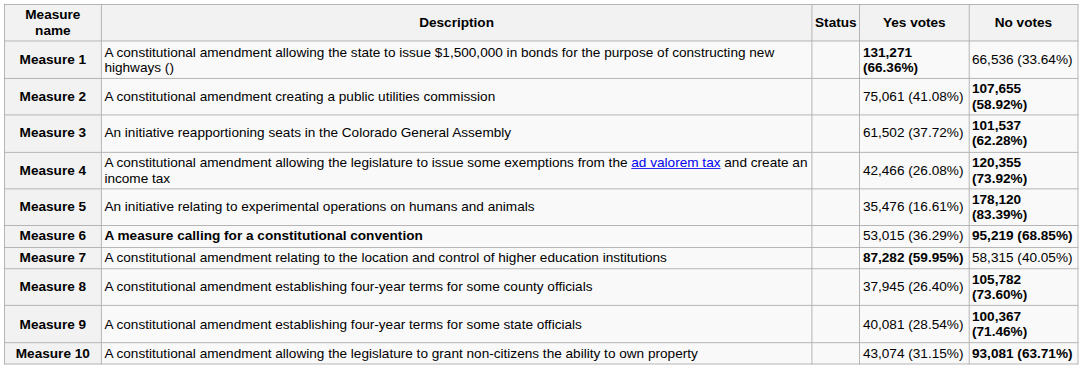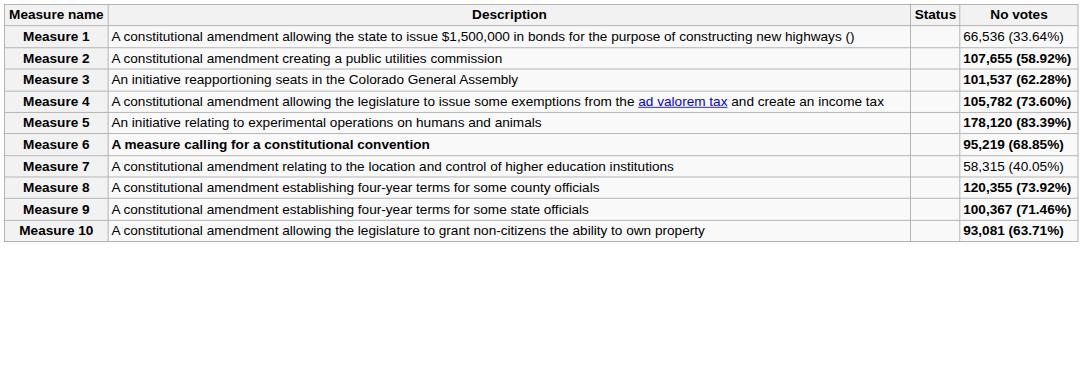- column: (914, 22)
(1000, 170) 120,355 (73.92%) -> (1017, 101) 105,782 (73.60%)
(1000, 287) 105,782 (73.60%) -> (1017, 187) 120,355 (73.92%)
